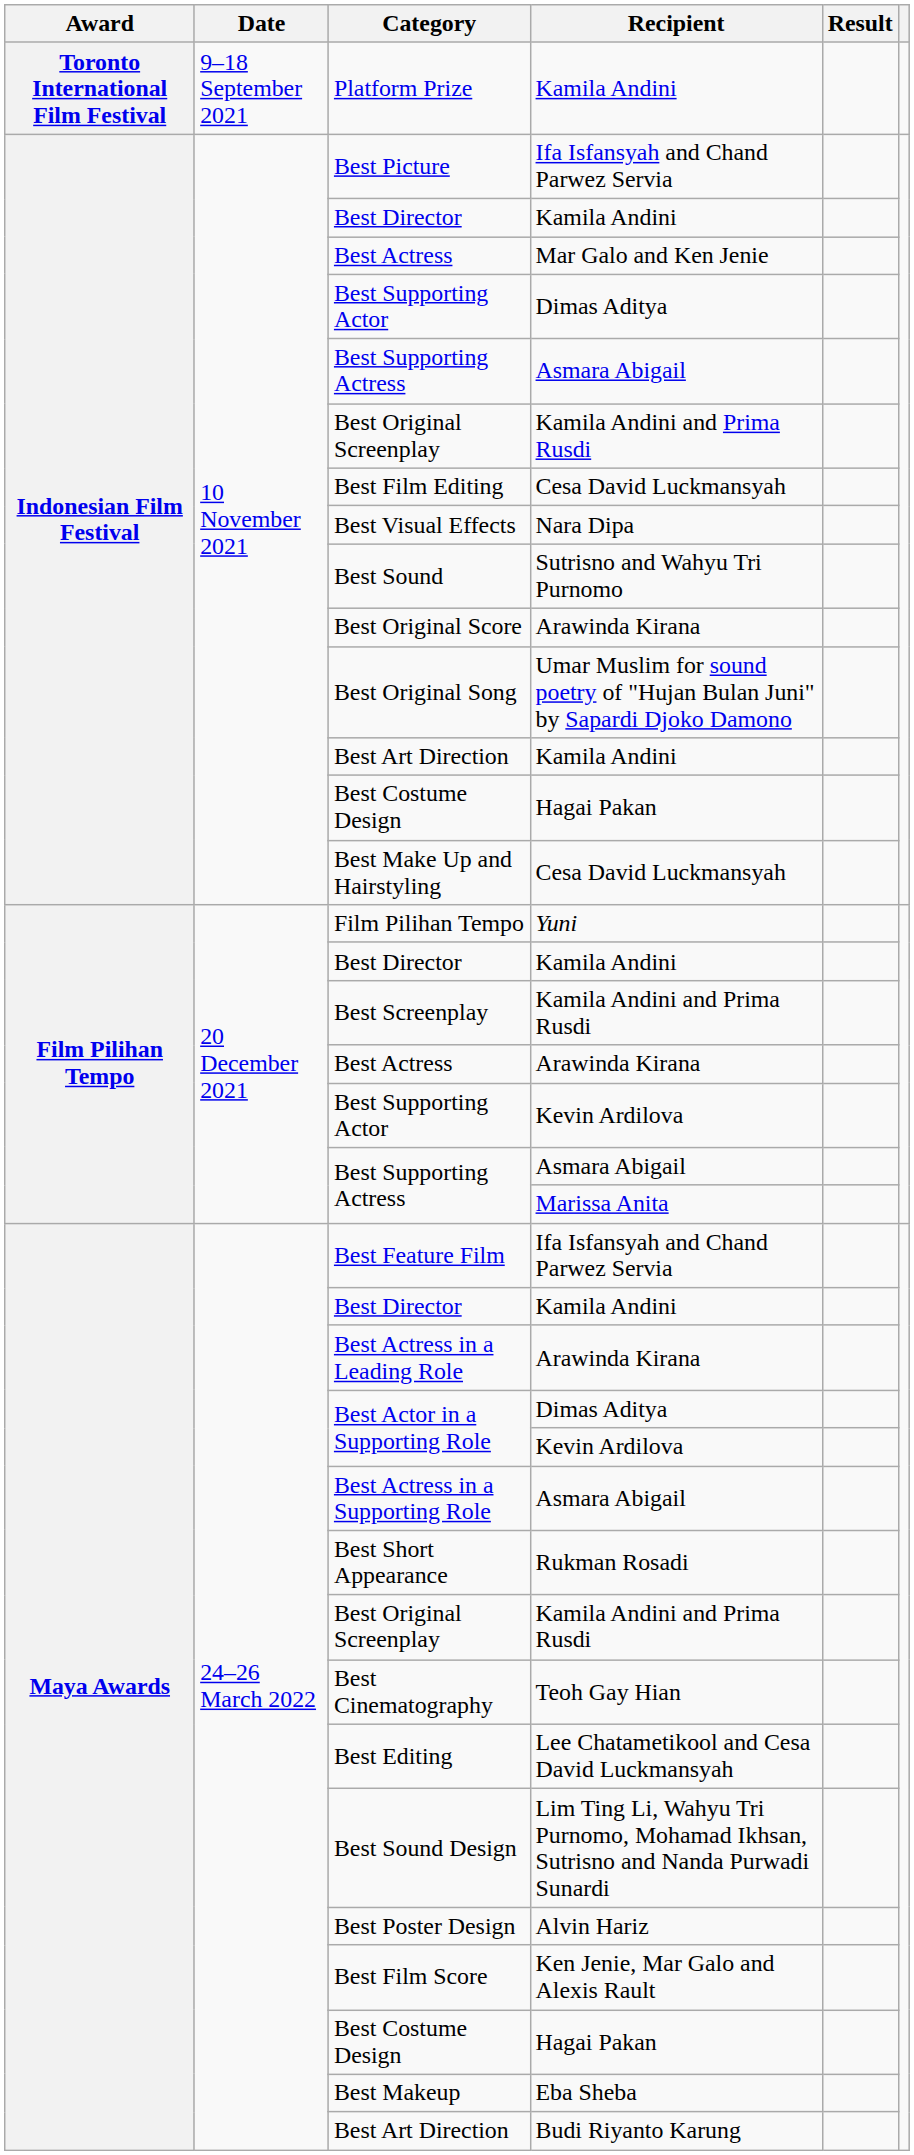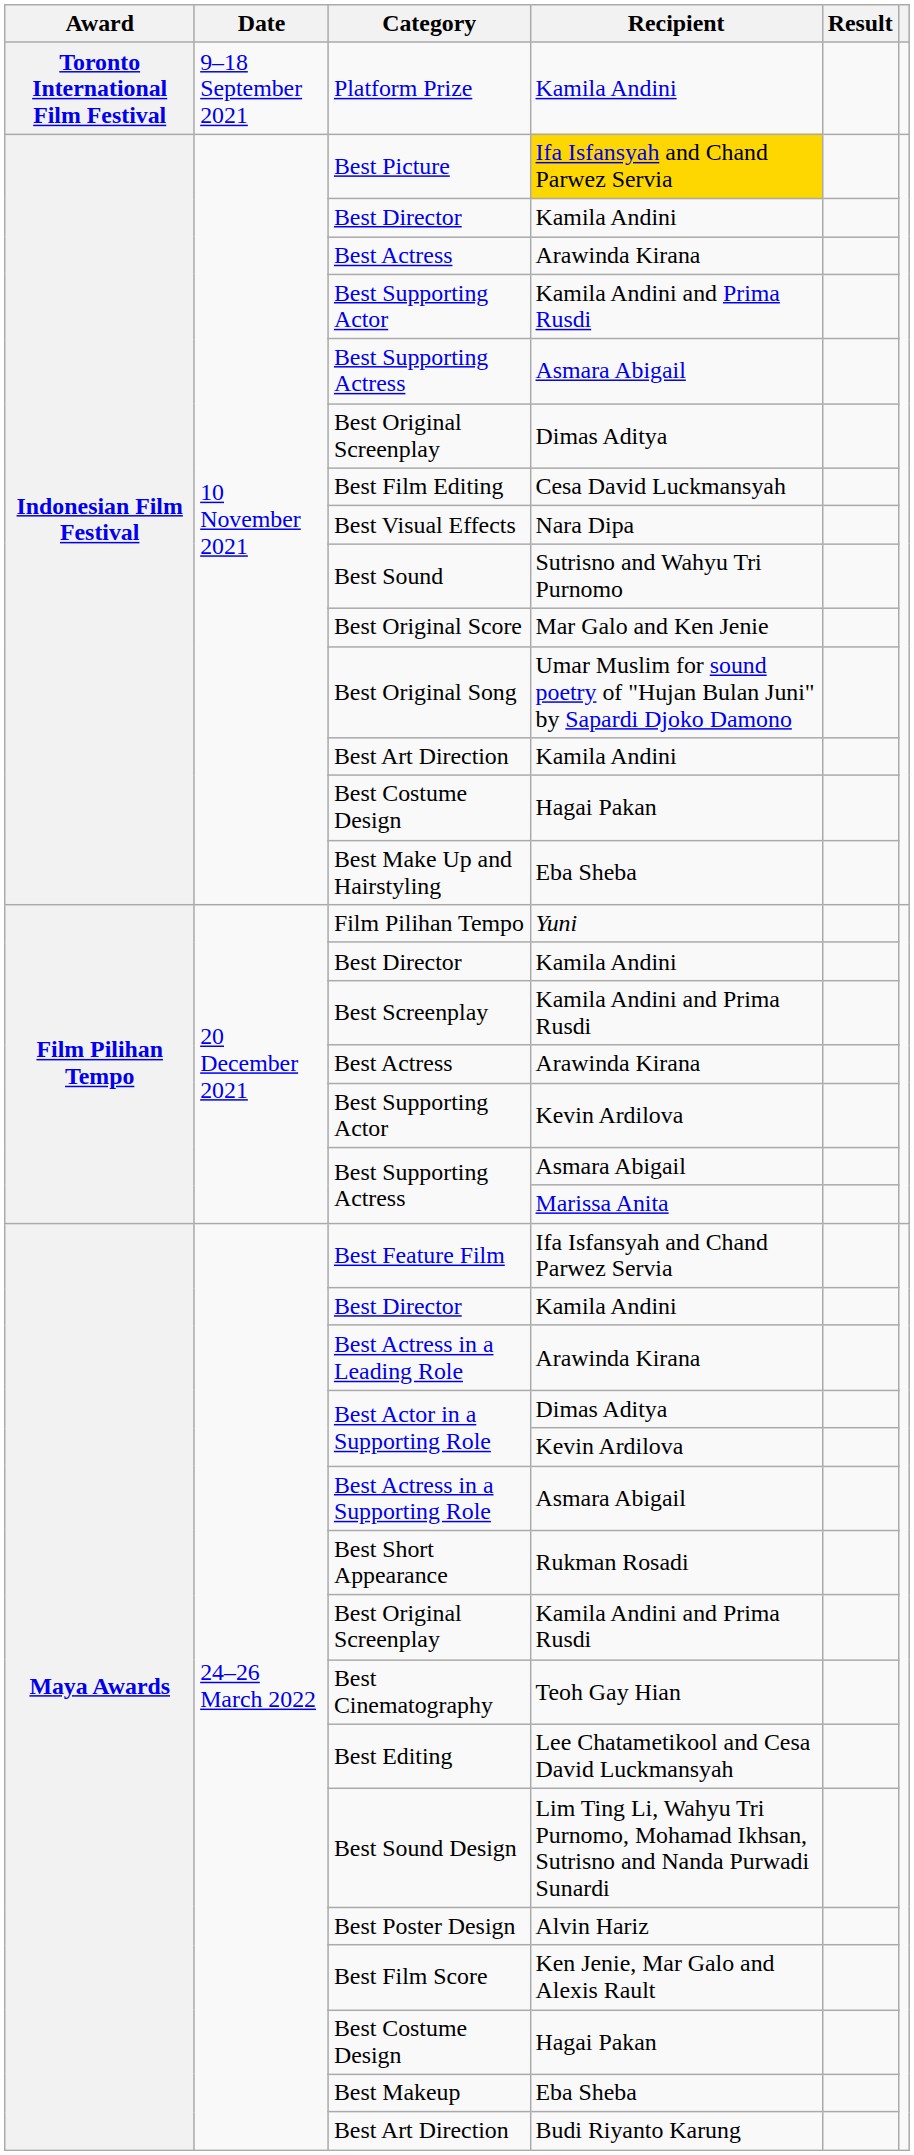(652, 166) no background -> (652, 166) gold background
(652, 255) Mar Galo and Ken Jenie -> (618, 255) Arawinda Kirana
(601, 306) Dimas Aditya -> (658, 306) Kamila Andini and Prima Rusdi
(658, 435) Kamila Andini and Prima Rusdi -> (601, 435) Dimas Aditya
(618, 627) Arawinda Kirana -> (652, 627) Mar Galo and Ken Jenie
(661, 872) Cesa David Luckmansyah -> (586, 872) Eba Sheba
